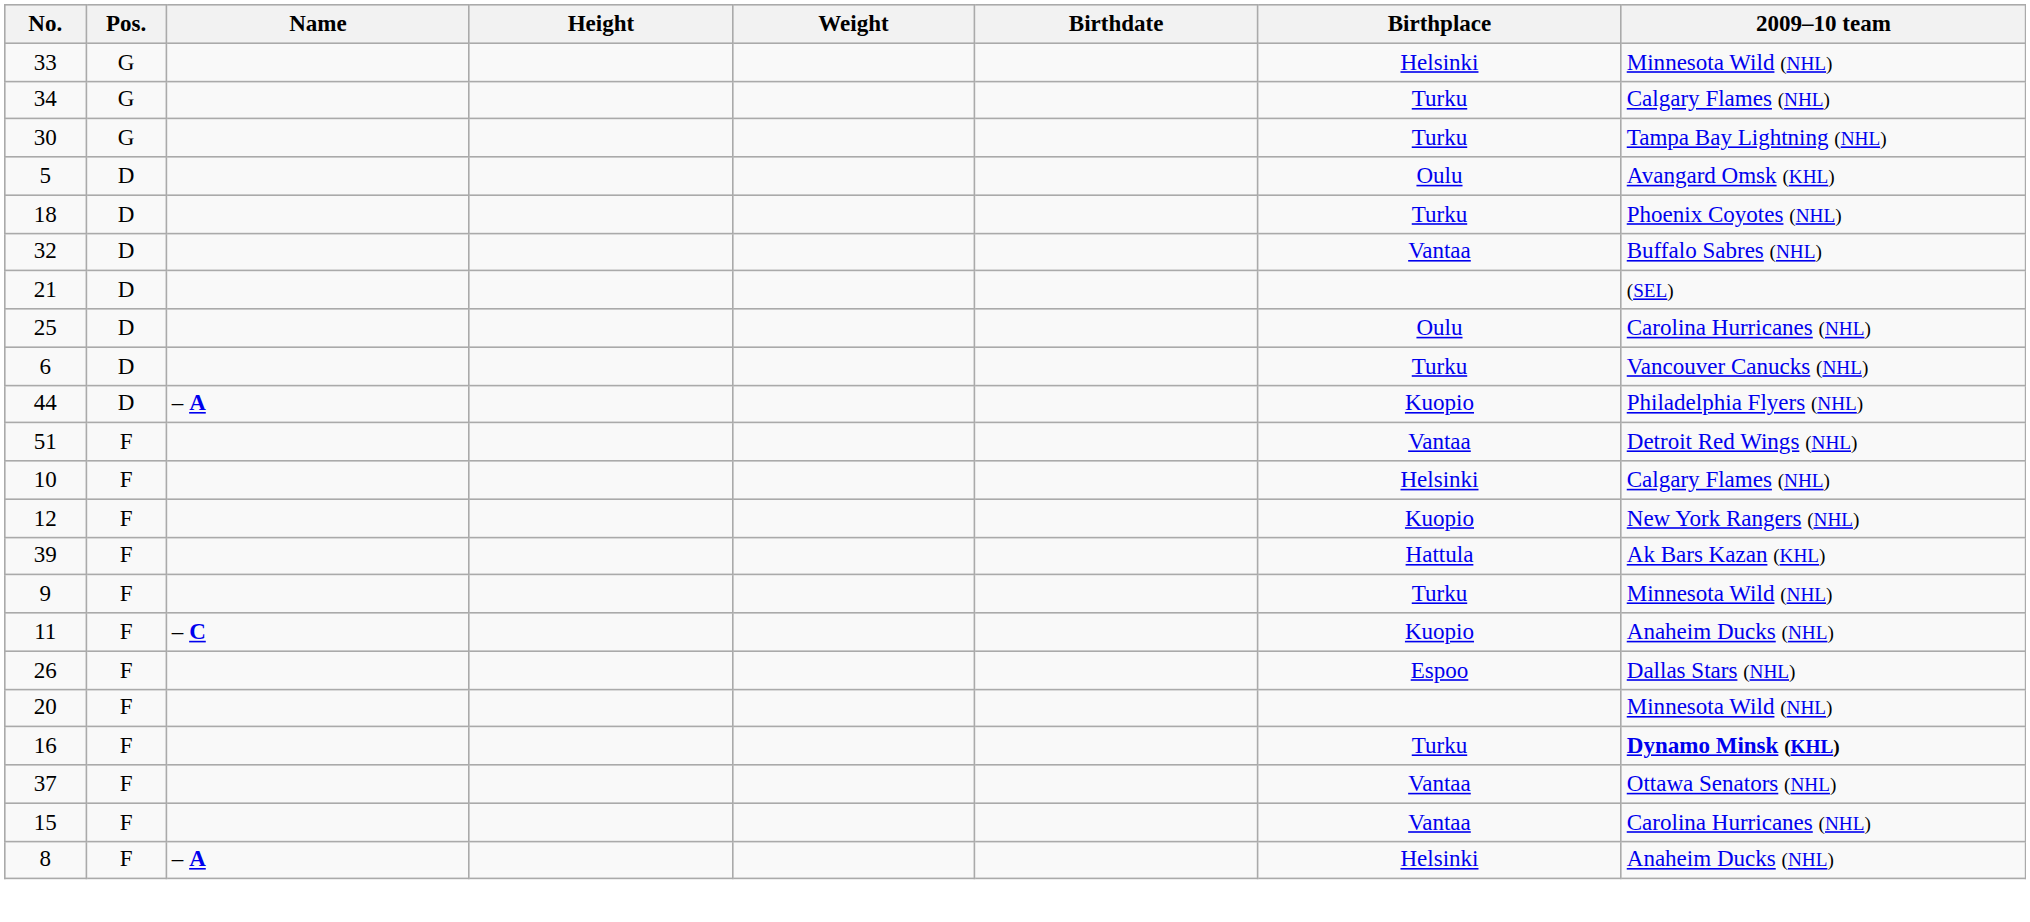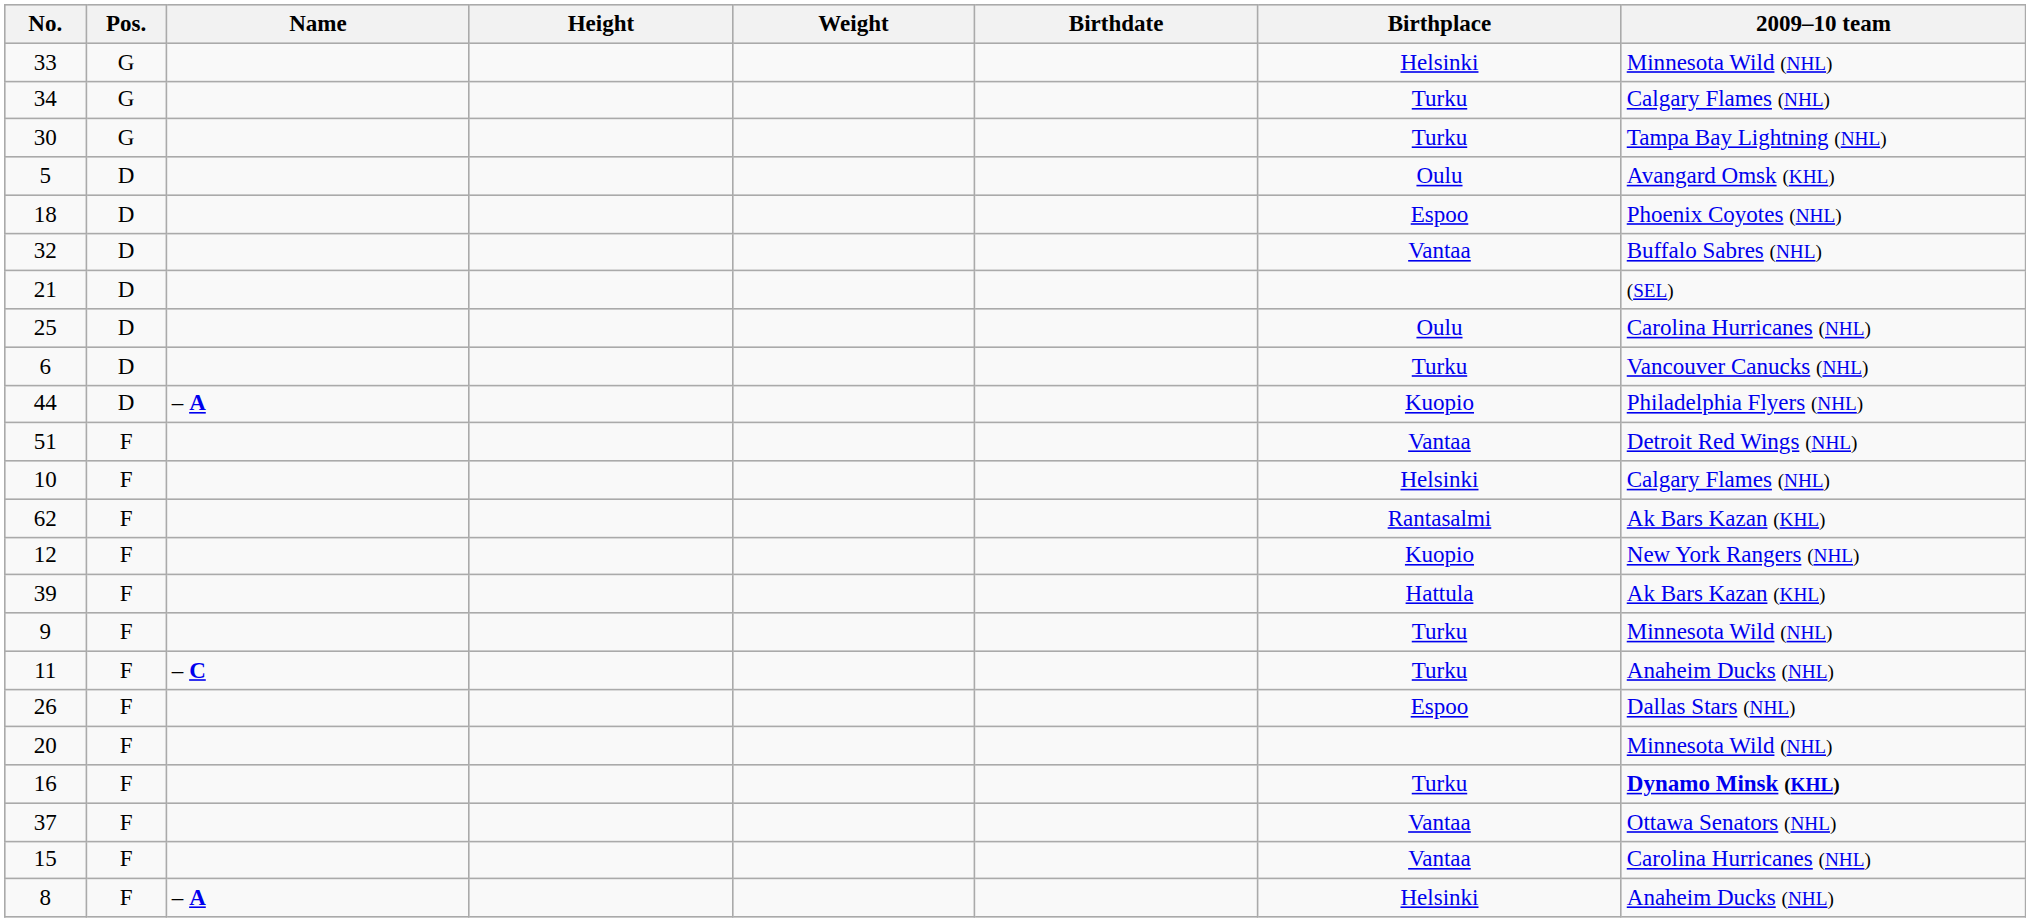(1439, 213) Turku -> (1439, 213) Espoo
+ row: (45, 517)
(1439, 631) Kuopio -> (1439, 669) Turku
